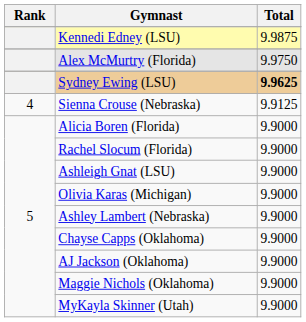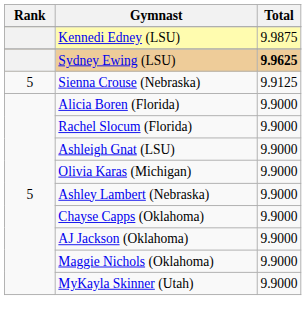- row: (127, 60)
(30, 105) 4 -> (30, 82) 5
